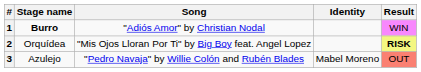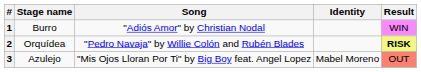(45, 28) bold -> (45, 28) normal
(194, 43) "Mis Ojos Lloran Por Ti" by Big Boy feat. Angel Lopez -> (194, 43) "Pedro Navaja" by Willie Colón and Rubén Blades
(194, 59) "Pedro Navaja" by Willie Colón and Rubén Blades -> (194, 59) "Mis Ojos Lloran Por Ti" by Big Boy feat. Angel Lopez
